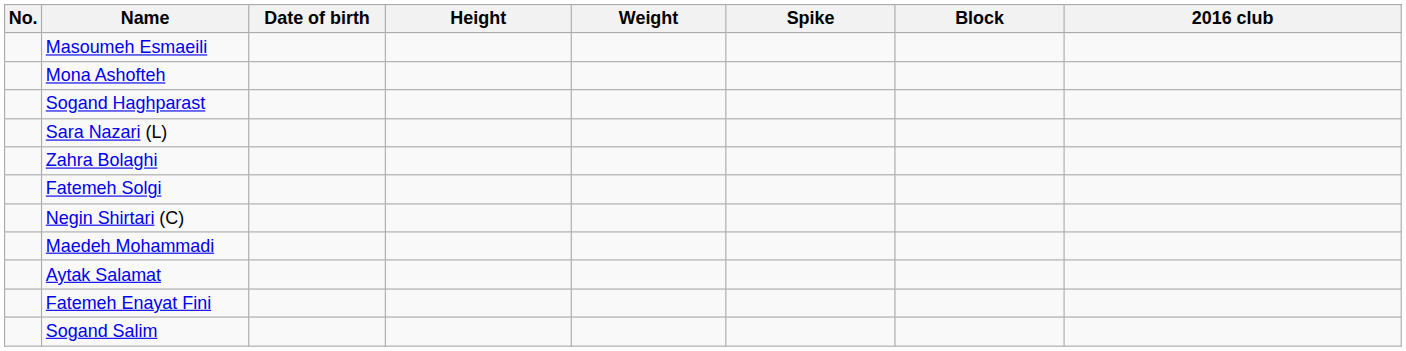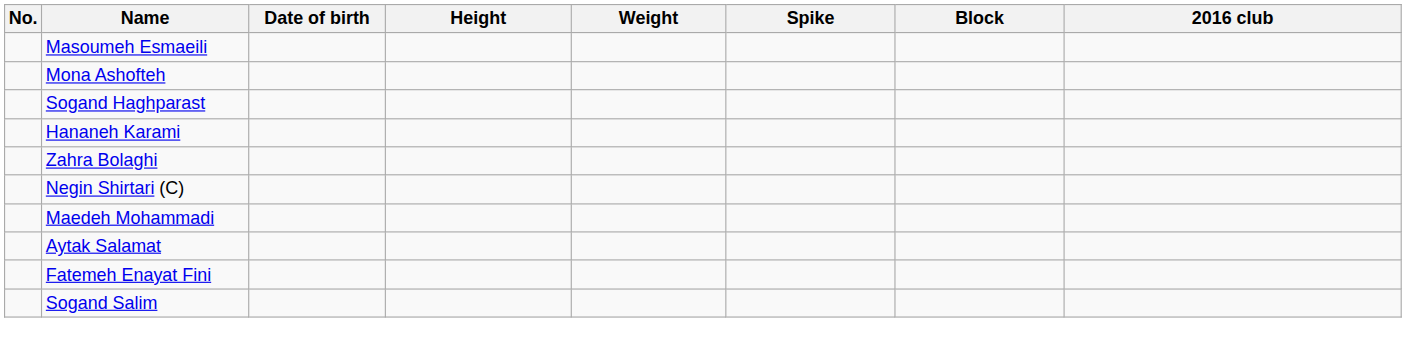+ row: (113, 132)
- row: (107, 132)
- row: (104, 189)
